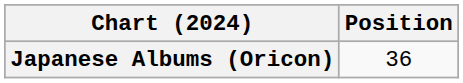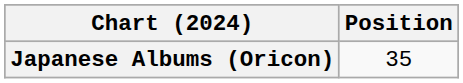(399, 60) 36 -> (399, 60) 35
